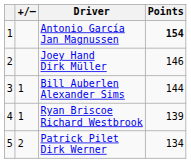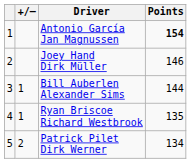(175, 117) 139 -> (175, 117) 135
